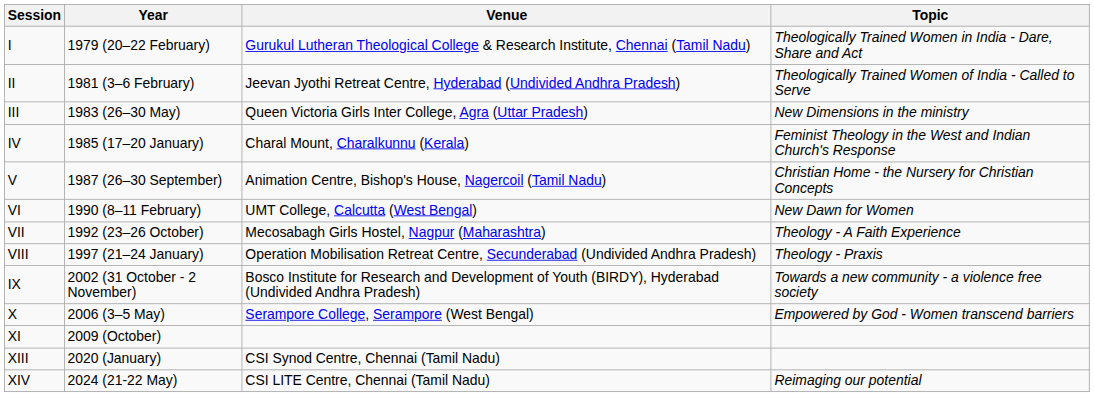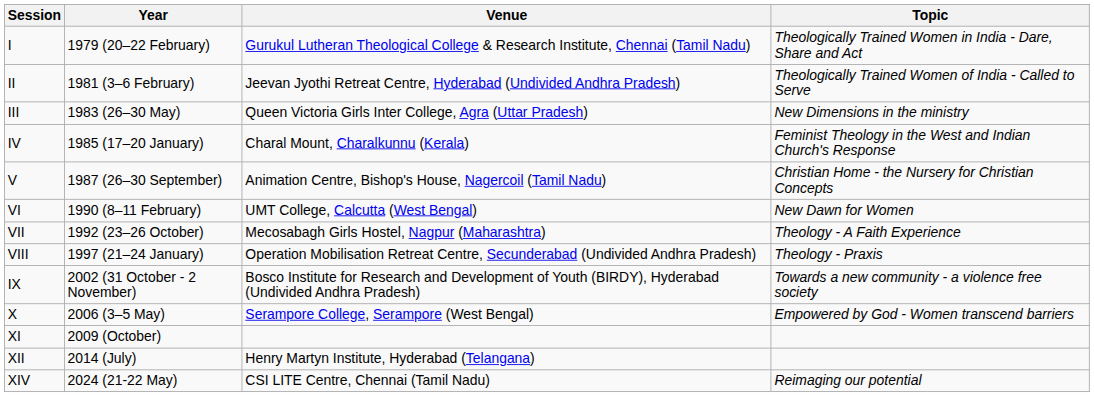+ row: (16, 358)
- row: (18, 358)
